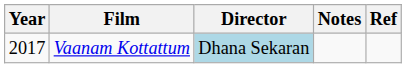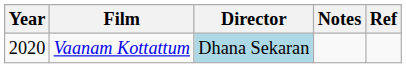(27, 47) 2017 -> (27, 47) 2020
